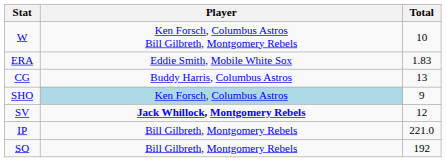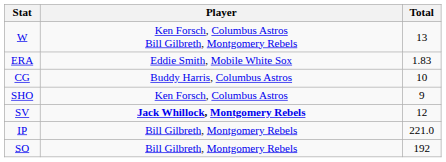(422, 36) 10 -> (422, 36) 13
(422, 78) 13 -> (422, 78) 10
(221, 95) lightblue background -> (221, 95) no background
